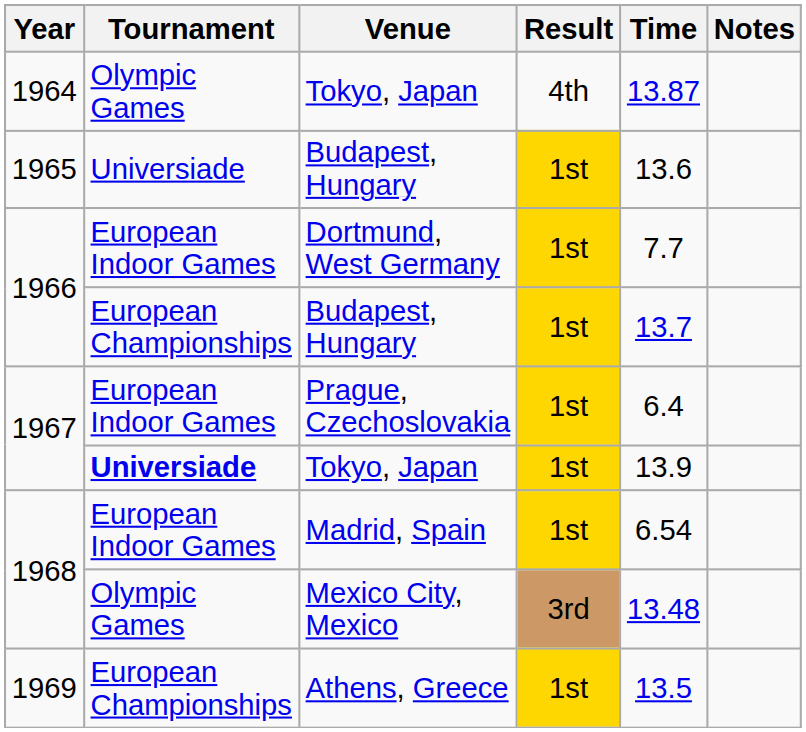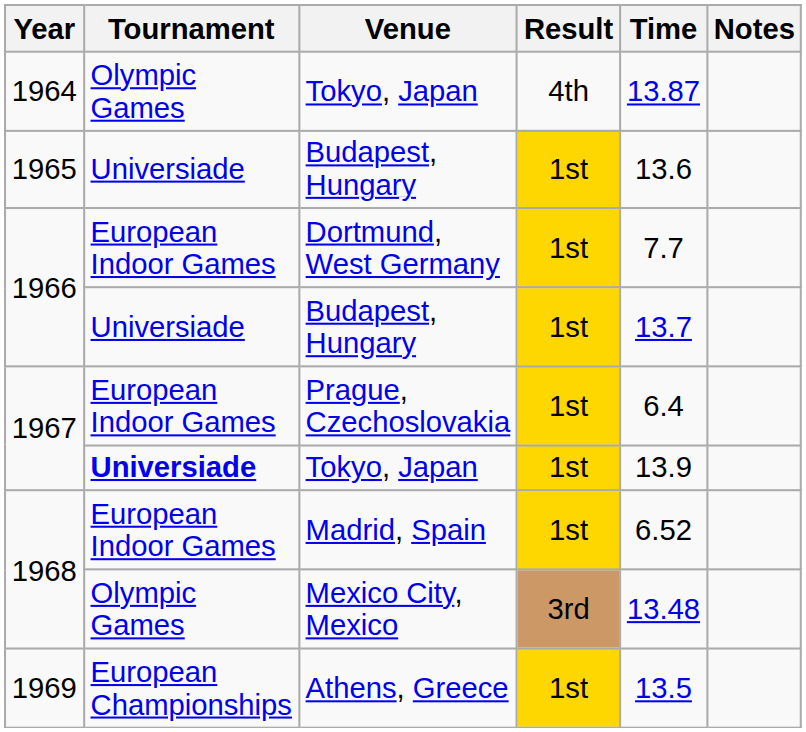(191, 327) European Championships -> (168, 327) Universiade
(663, 530) 6.54 -> (663, 530) 6.52
